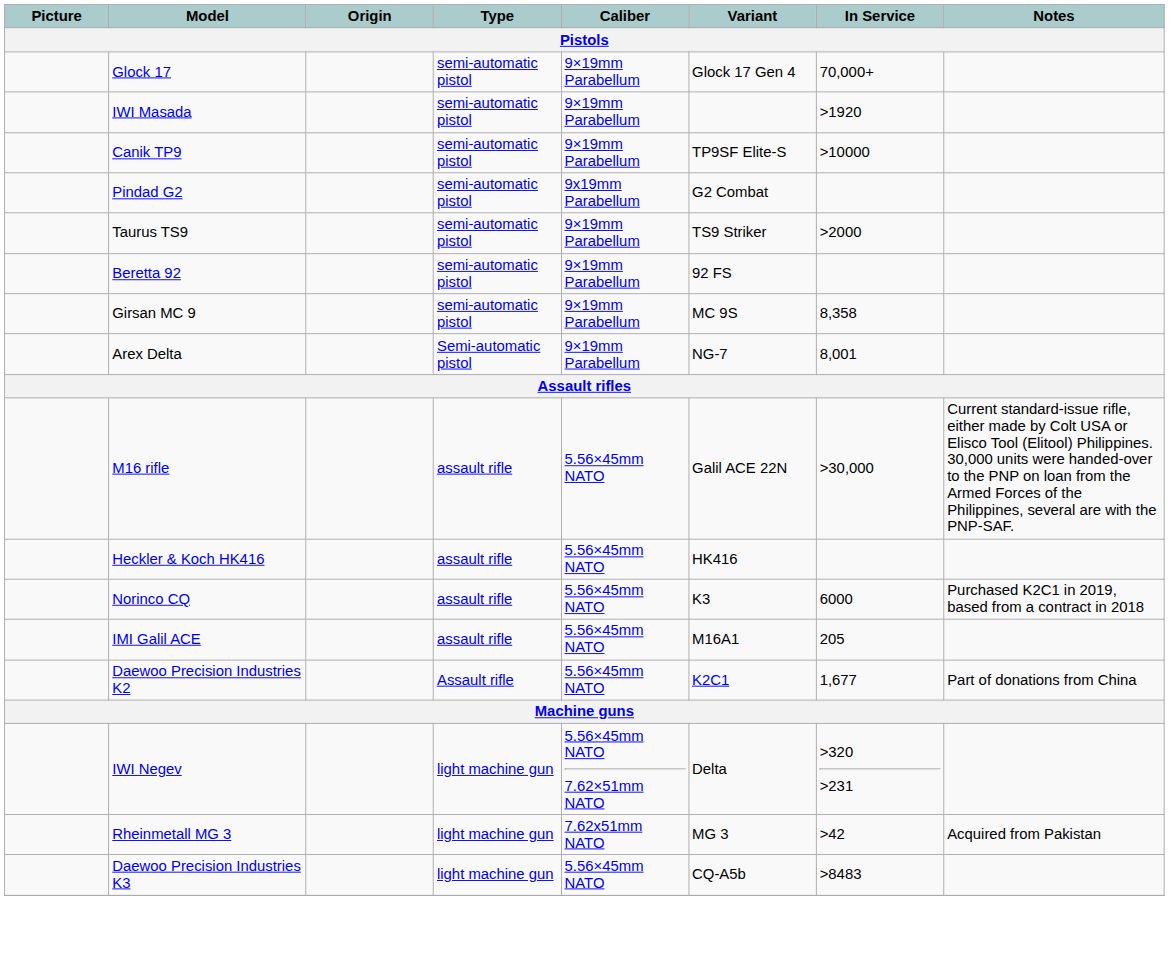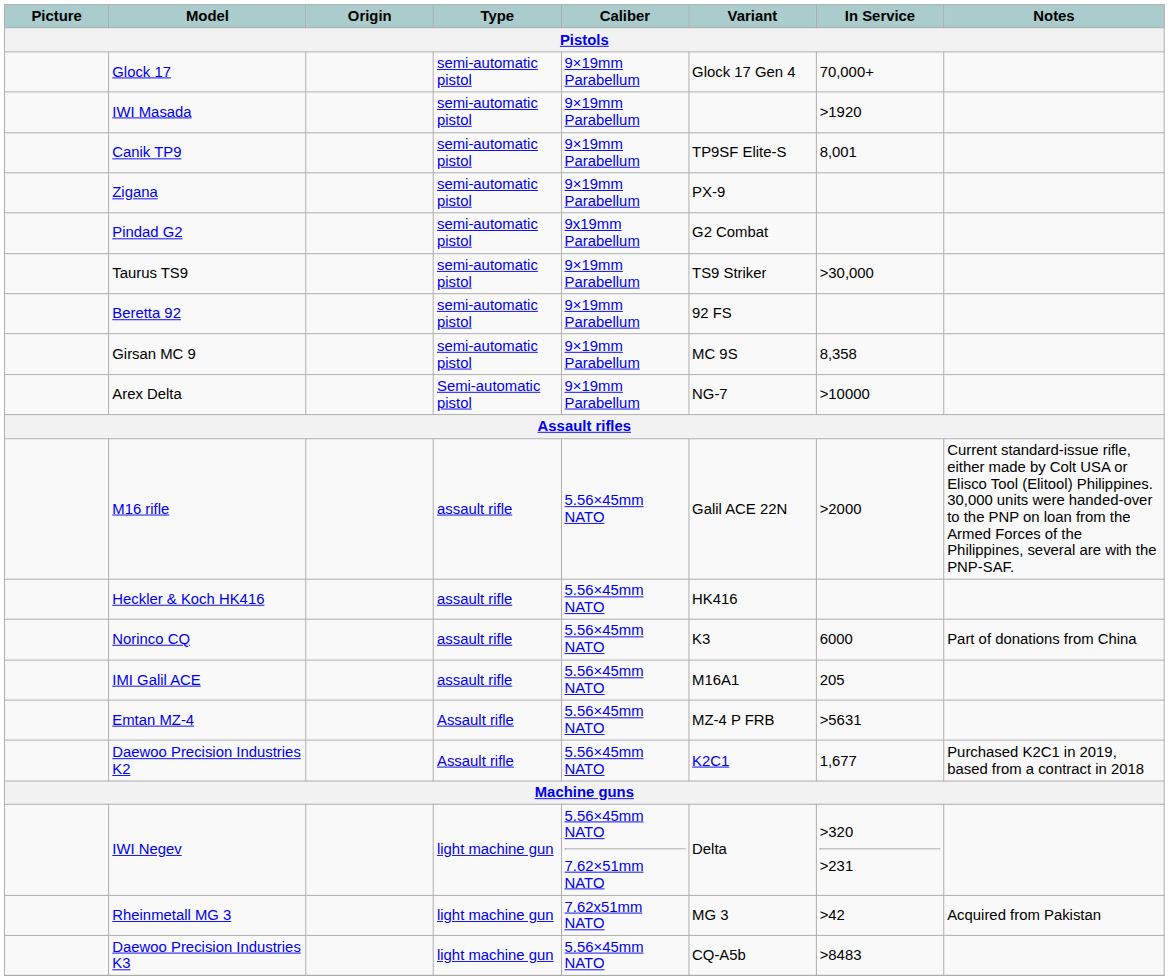(845, 152) >10000 -> (838, 152) 8,001
+ row: (135, 192)
(841, 233) >2000 -> (847, 273) >30,000
(838, 354) 8,001 -> (845, 394) >10000
(847, 468) >30,000 -> (841, 508) >2000
(1046, 599) Purchased K2C1 in 2019, based from a contract in 2018 -> (1042, 639) Part of donations from China
+ row: (153, 720)
(1042, 679) Part of donations from China -> (1046, 760) Purchased K2C1 in 2019, based from a contract in 2018
